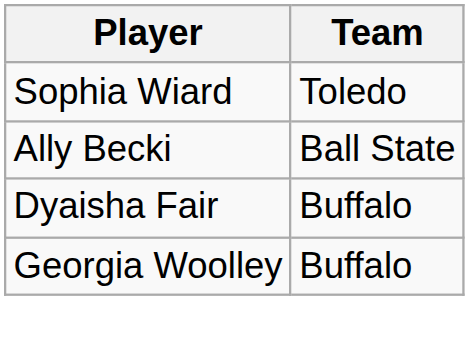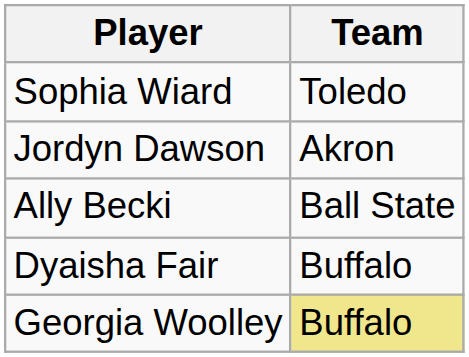+ row: (139, 149)
(356, 264) no background -> (356, 322) khaki background
